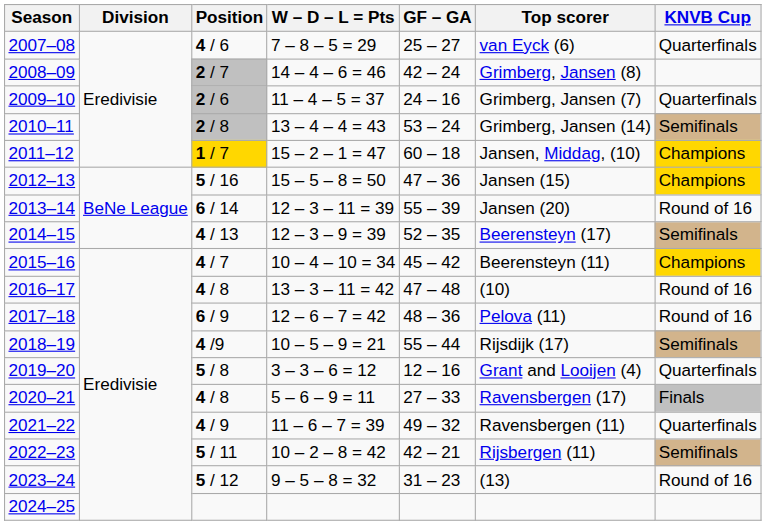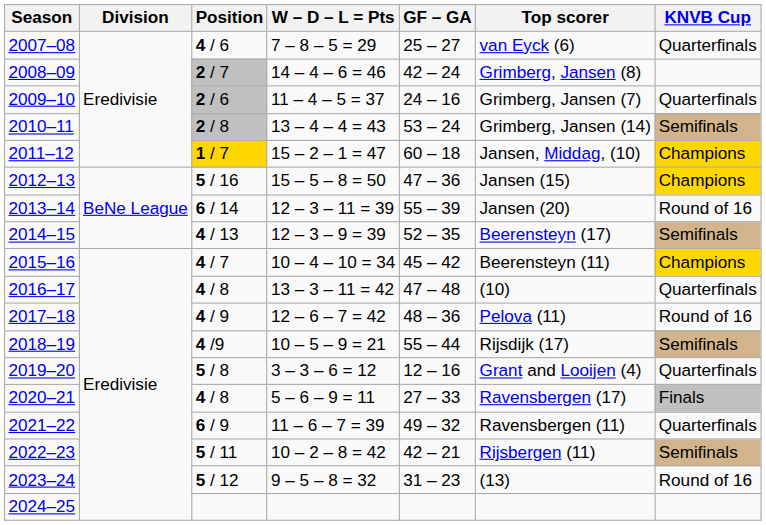(705, 289) Round of 16 -> (708, 289) Quarterfinals
(212, 316) 6 / 9 -> (212, 316) 4 / 9
(212, 425) 4 / 9 -> (212, 425) 6 / 9
